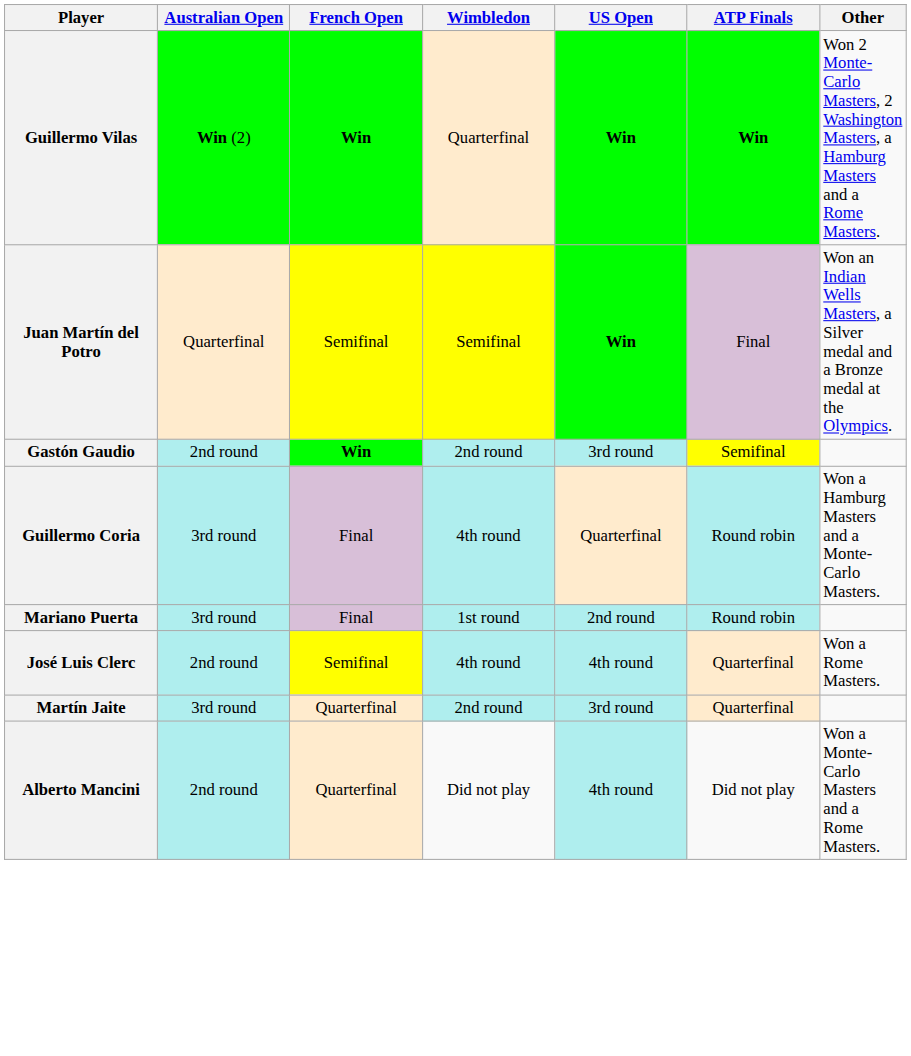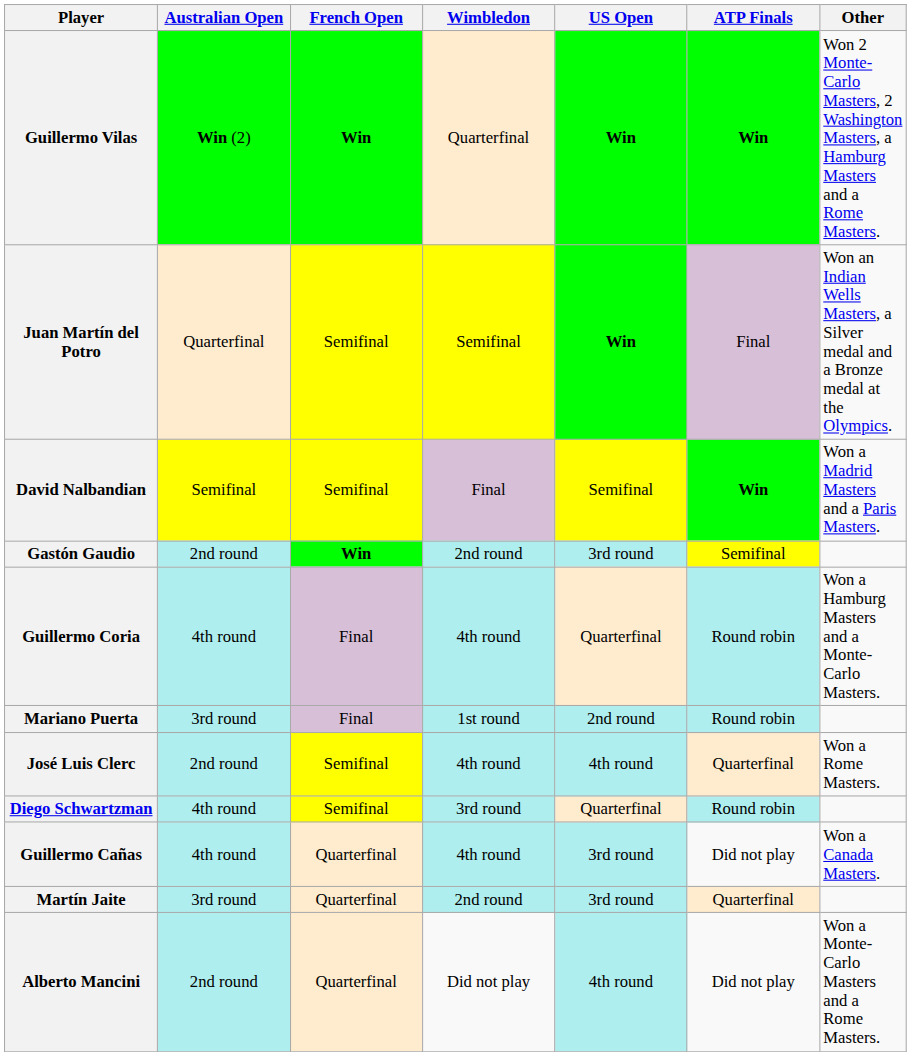+ row: (81, 489)
(224, 535) 3rd round -> (224, 636) 4th round
+ row: (81, 809)
+ row: (81, 854)
